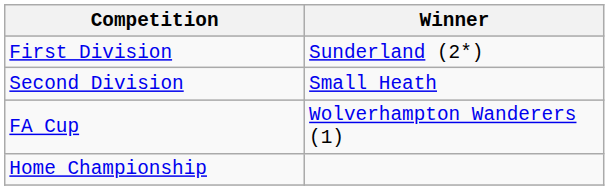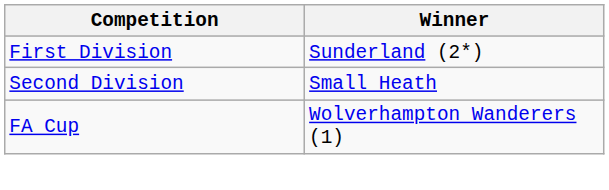- row: (108, 169)
